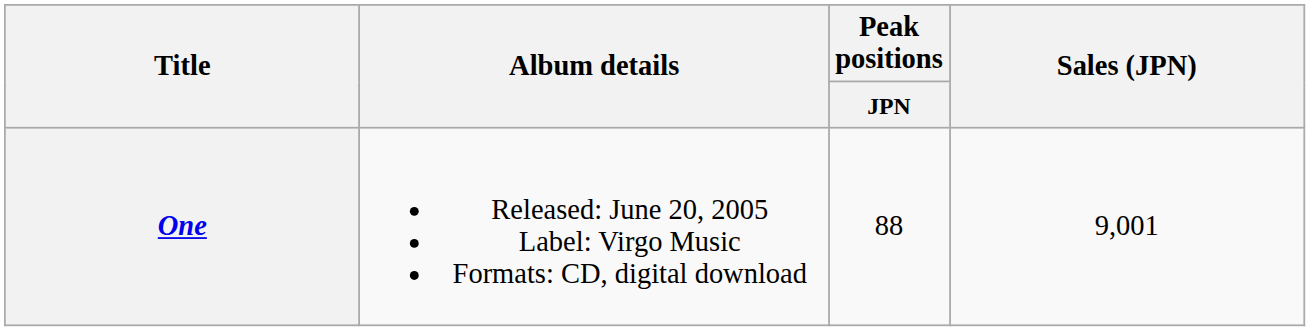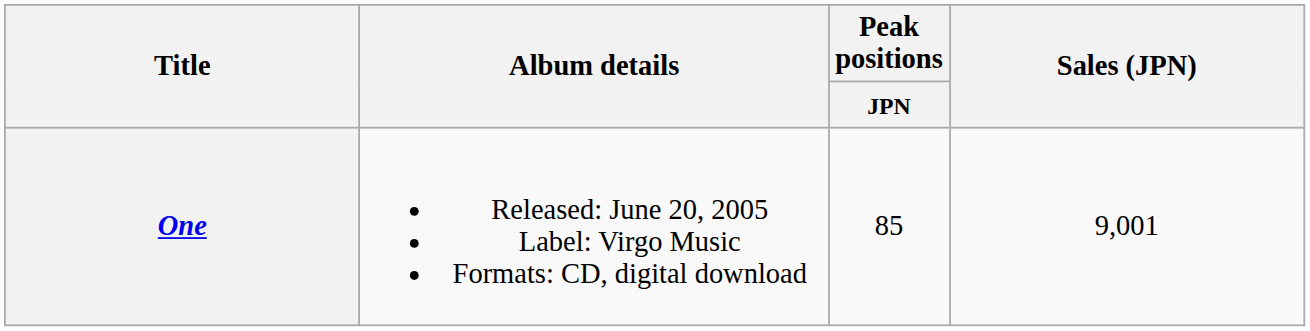(889, 225) 88 -> (889, 225) 85
